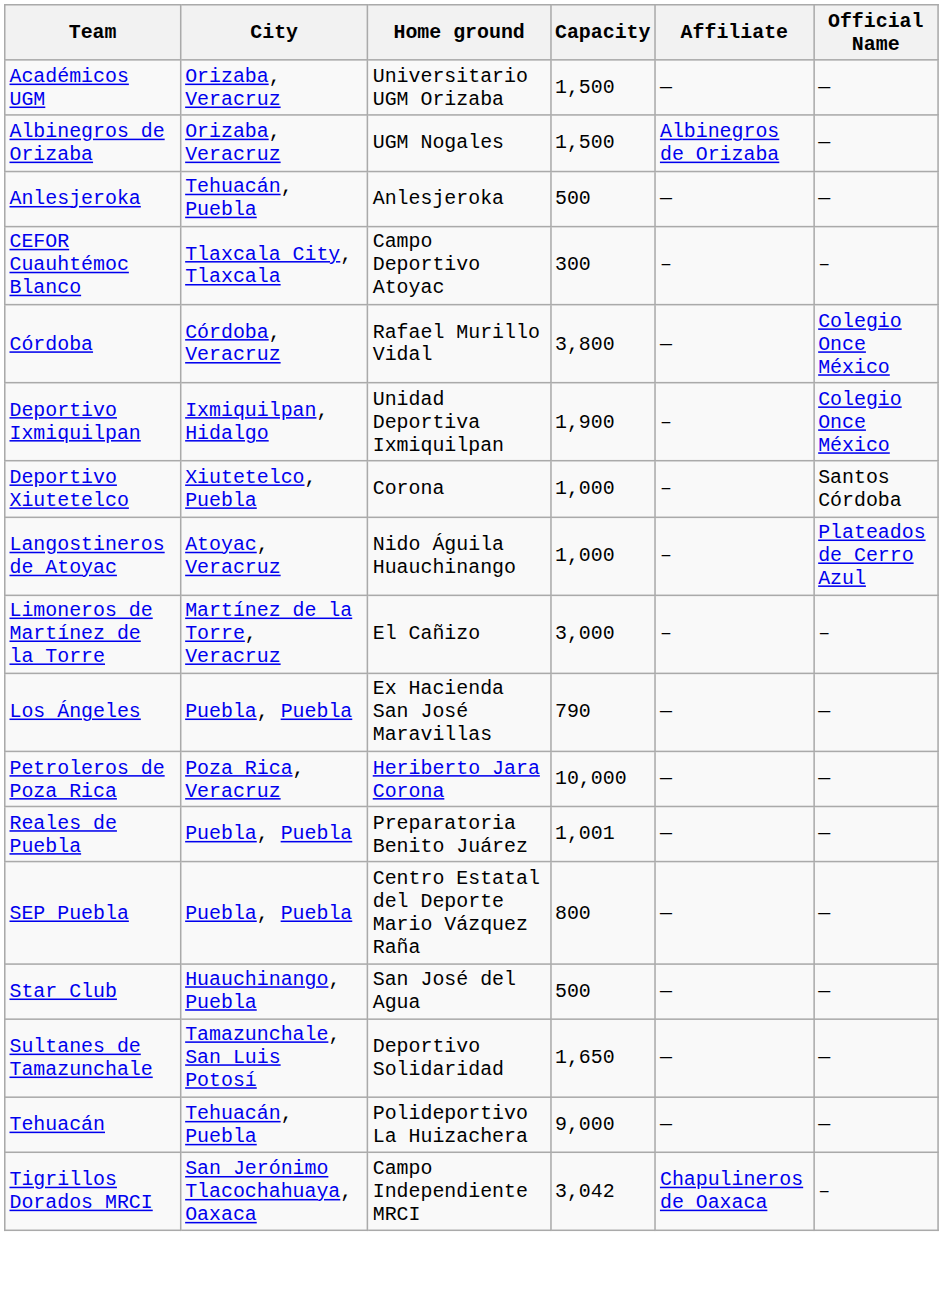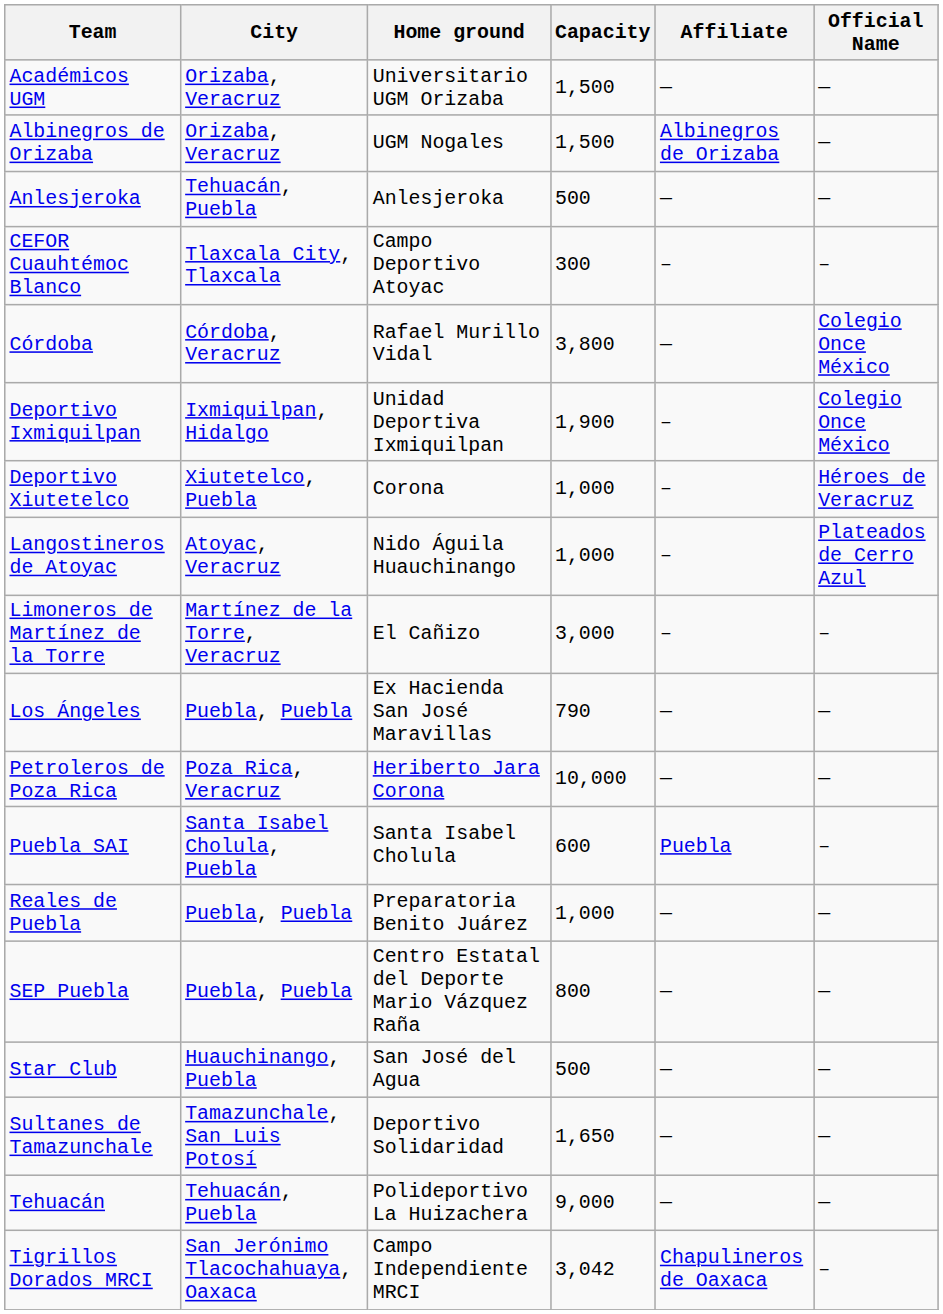(860, 489) Santos Córdoba -> (872, 489) Héroes de Veracruz
+ row: (69, 846)
(585, 835) 1,001 -> (585, 913) 1,000
